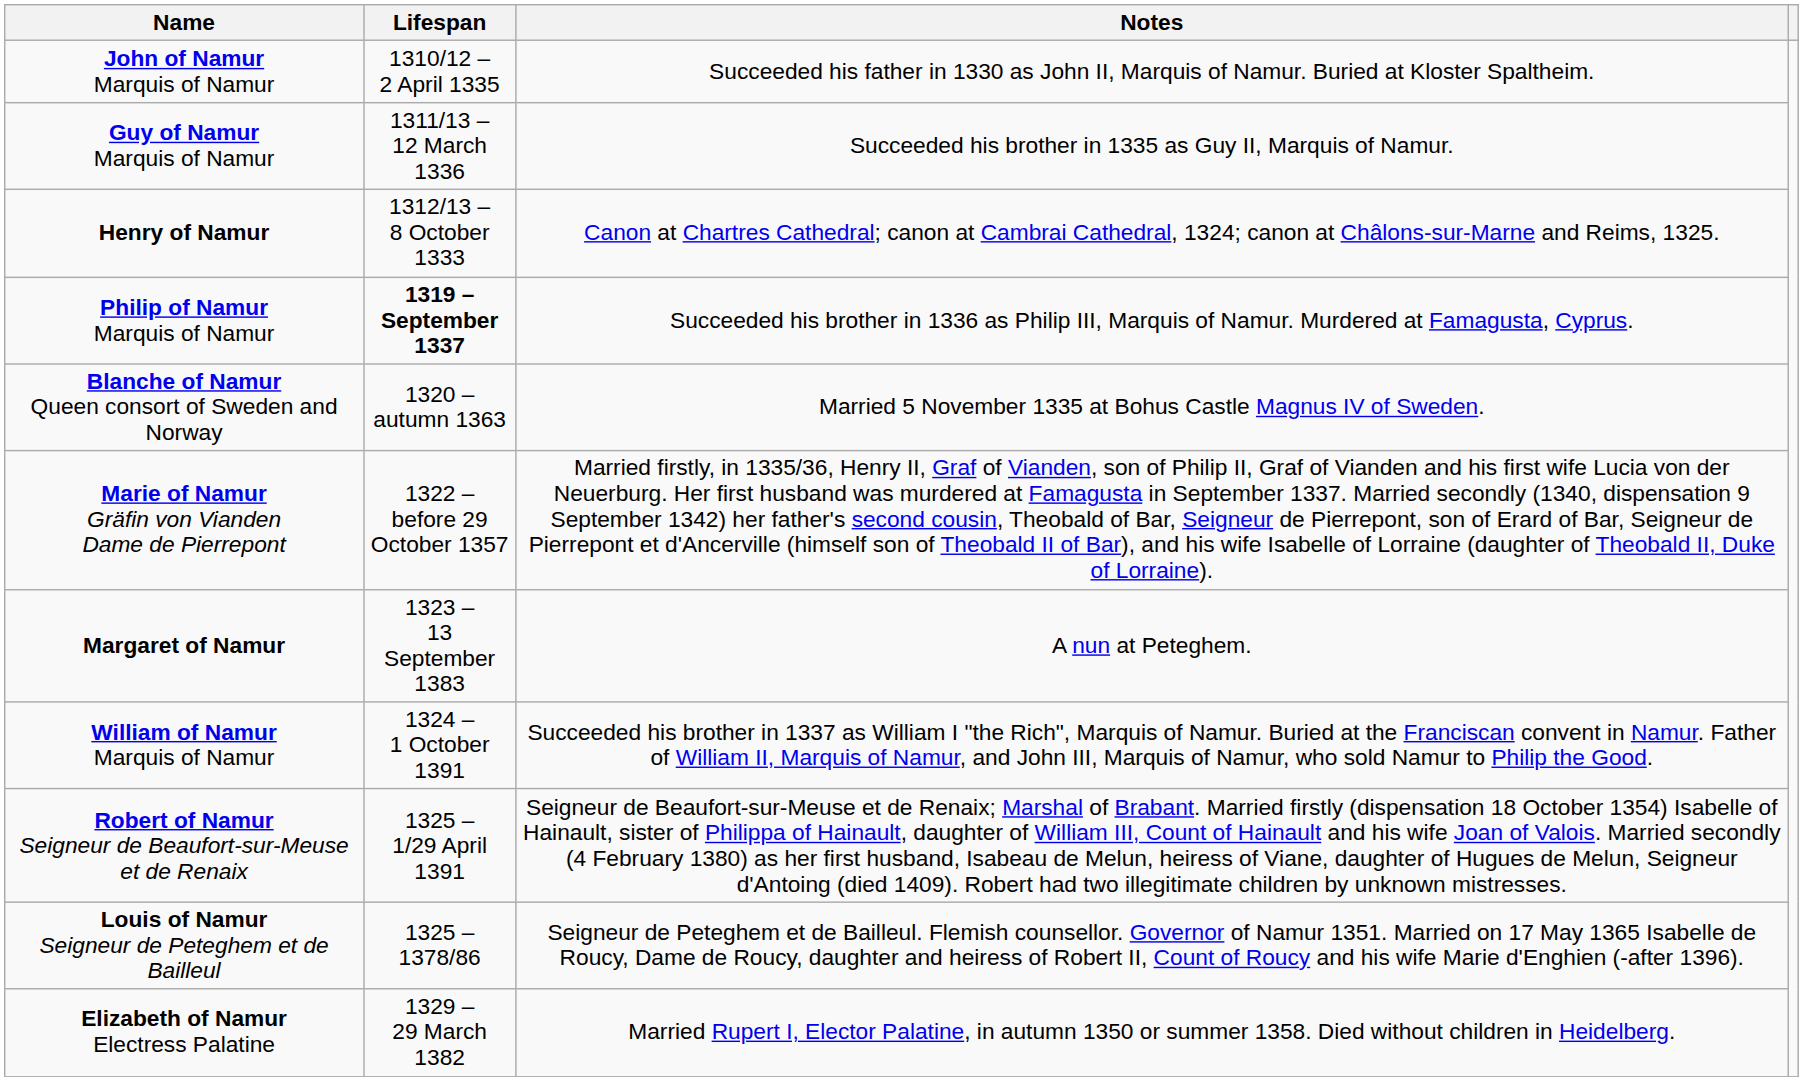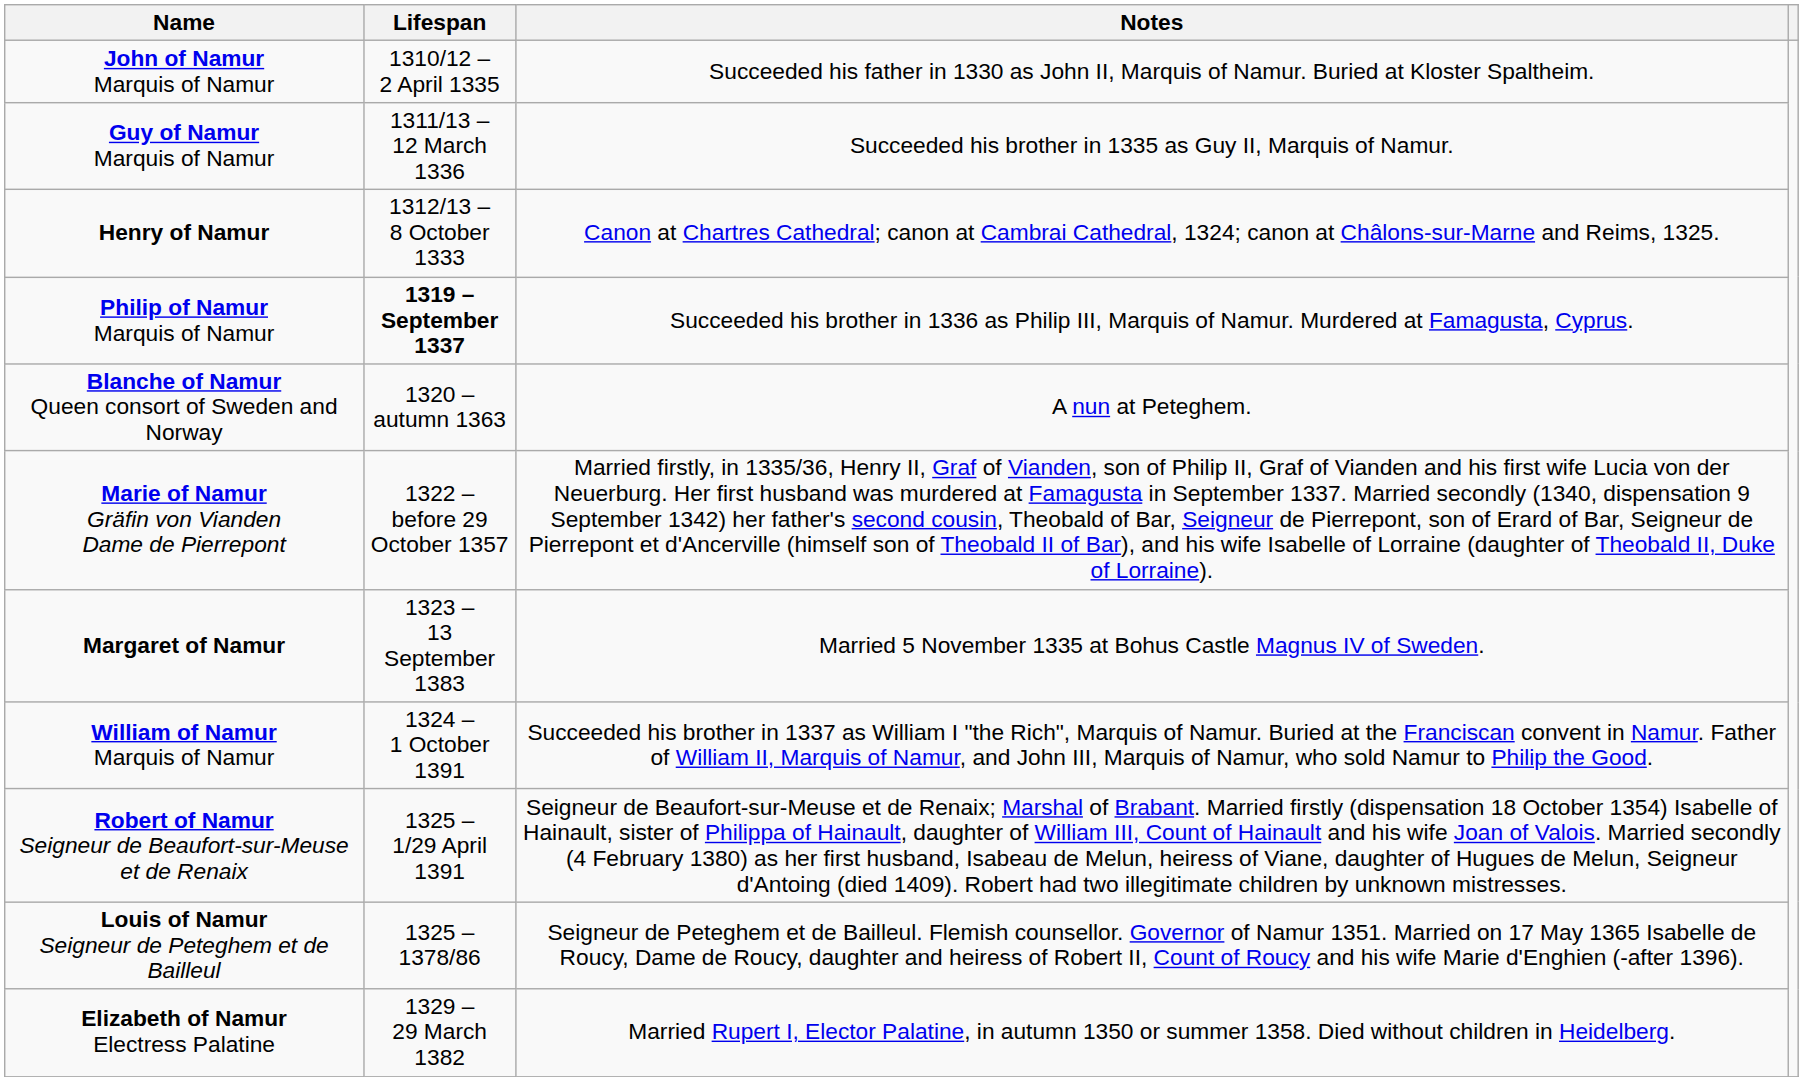(1152, 407) Married 5 November 1335 at Bohus Castle Magnus IV of Sweden. -> (1152, 407) A nun at Peteghem.
(1152, 645) A nun at Peteghem. -> (1152, 645) Married 5 November 1335 at Bohus Castle Magnus IV of Sweden.
